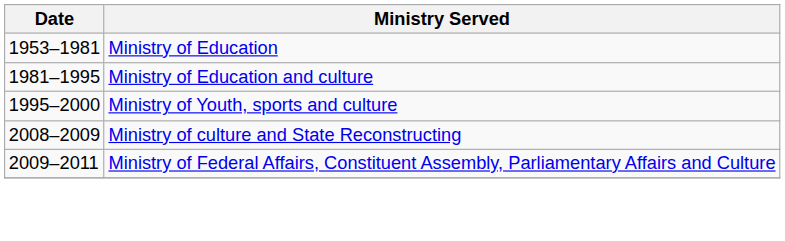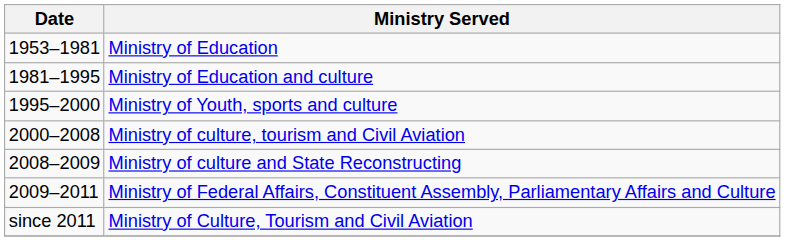+ row: (287, 134)
+ row: (291, 221)
